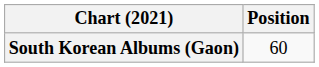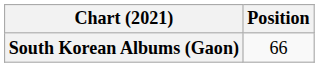(278, 47) 60 -> (278, 47) 66
